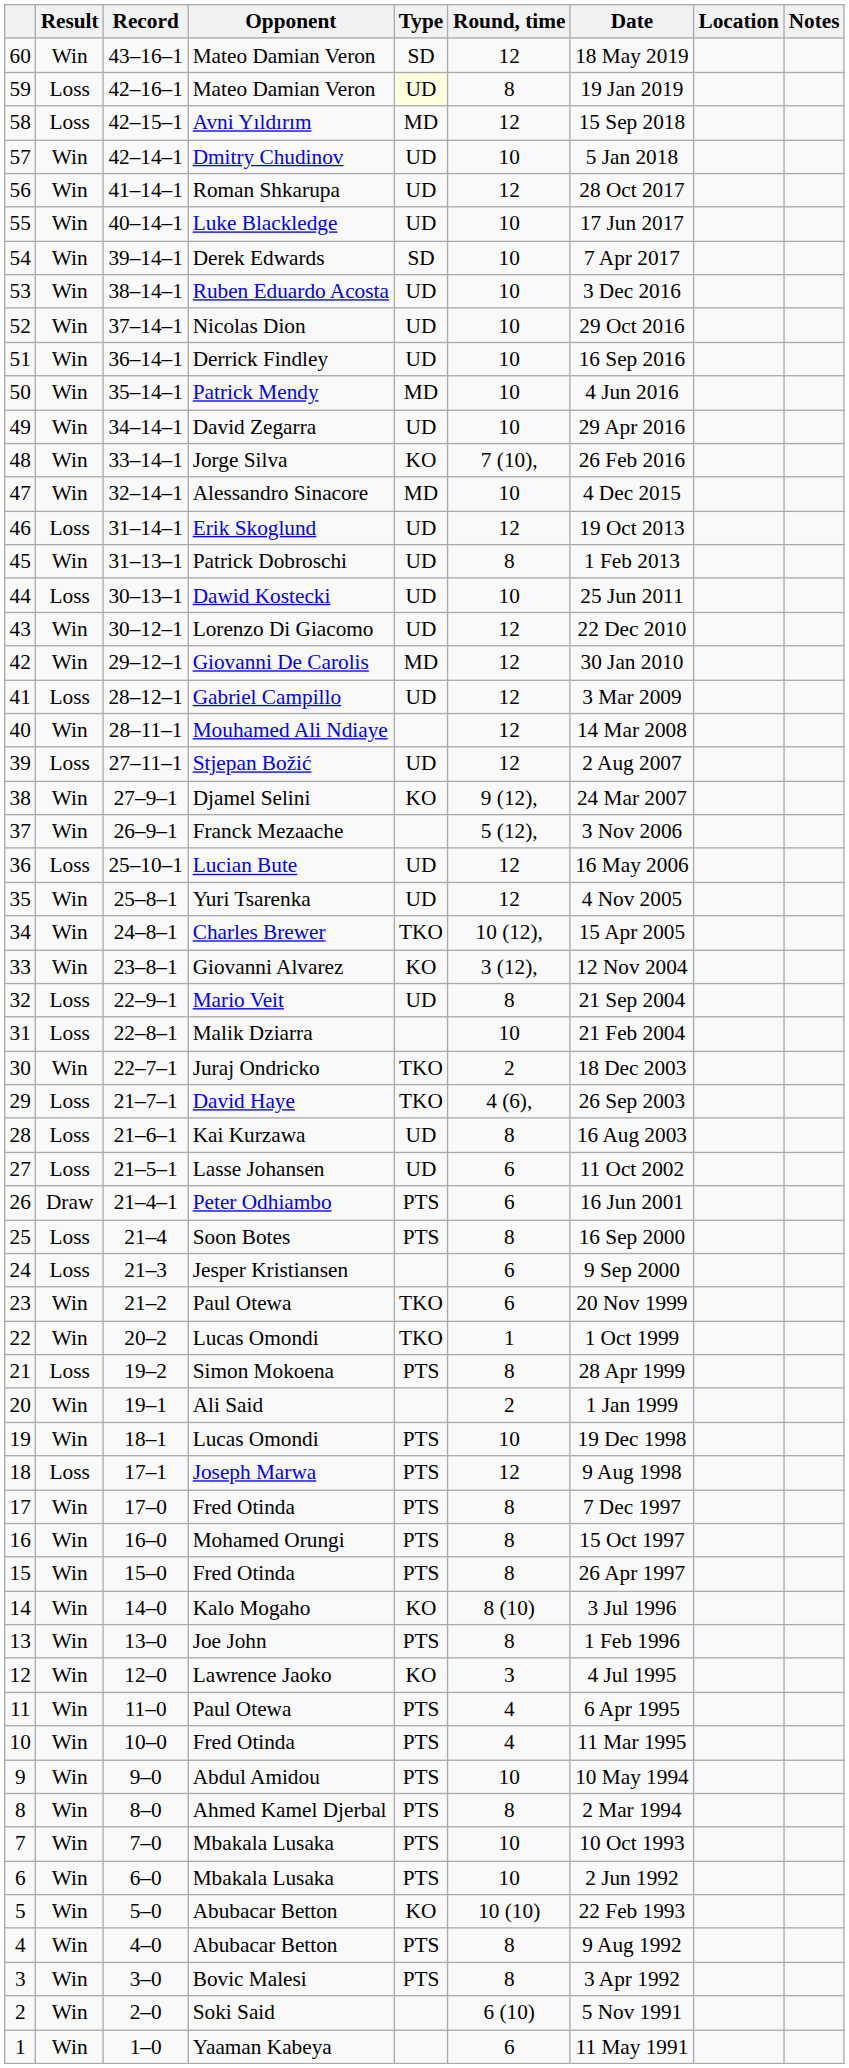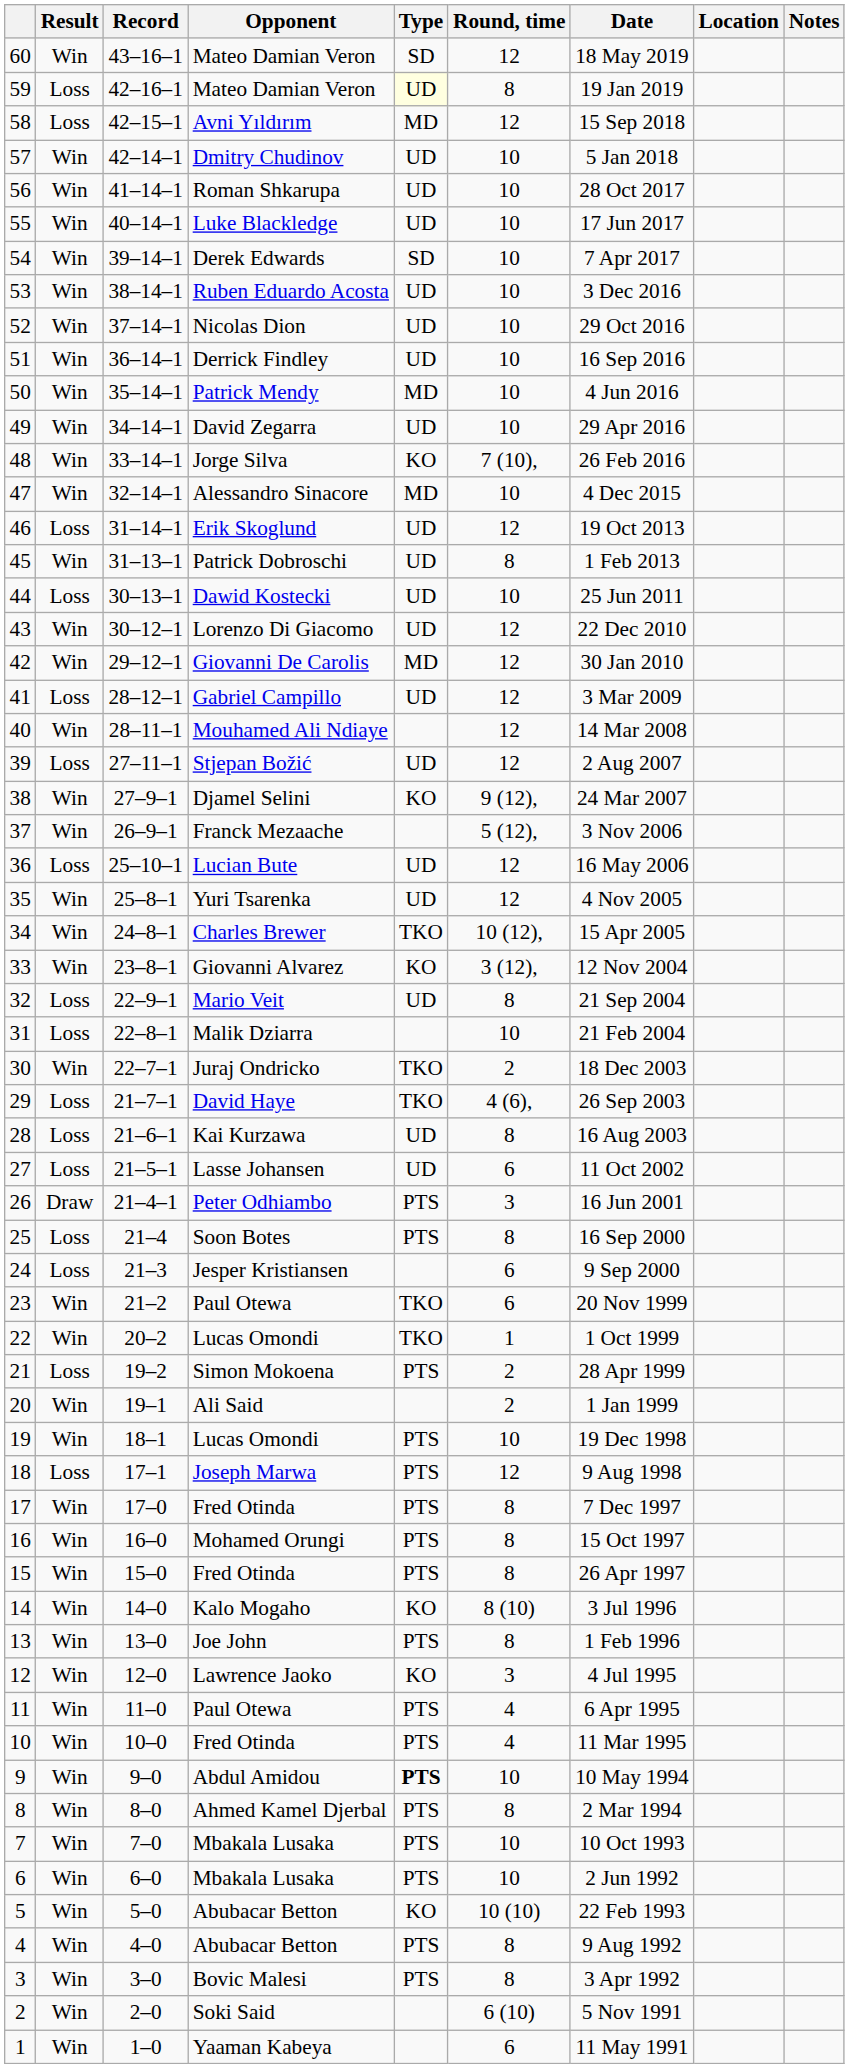(509, 190) 12 -> (509, 190) 10
(509, 1202) 6 -> (509, 1202) 3
(509, 1371) 8 -> (509, 1371) 2
(421, 1776) normal -> (421, 1776) bold
